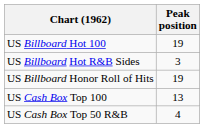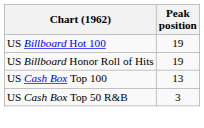- row: (73, 61)
(178, 114) 4 -> (178, 97) 3
